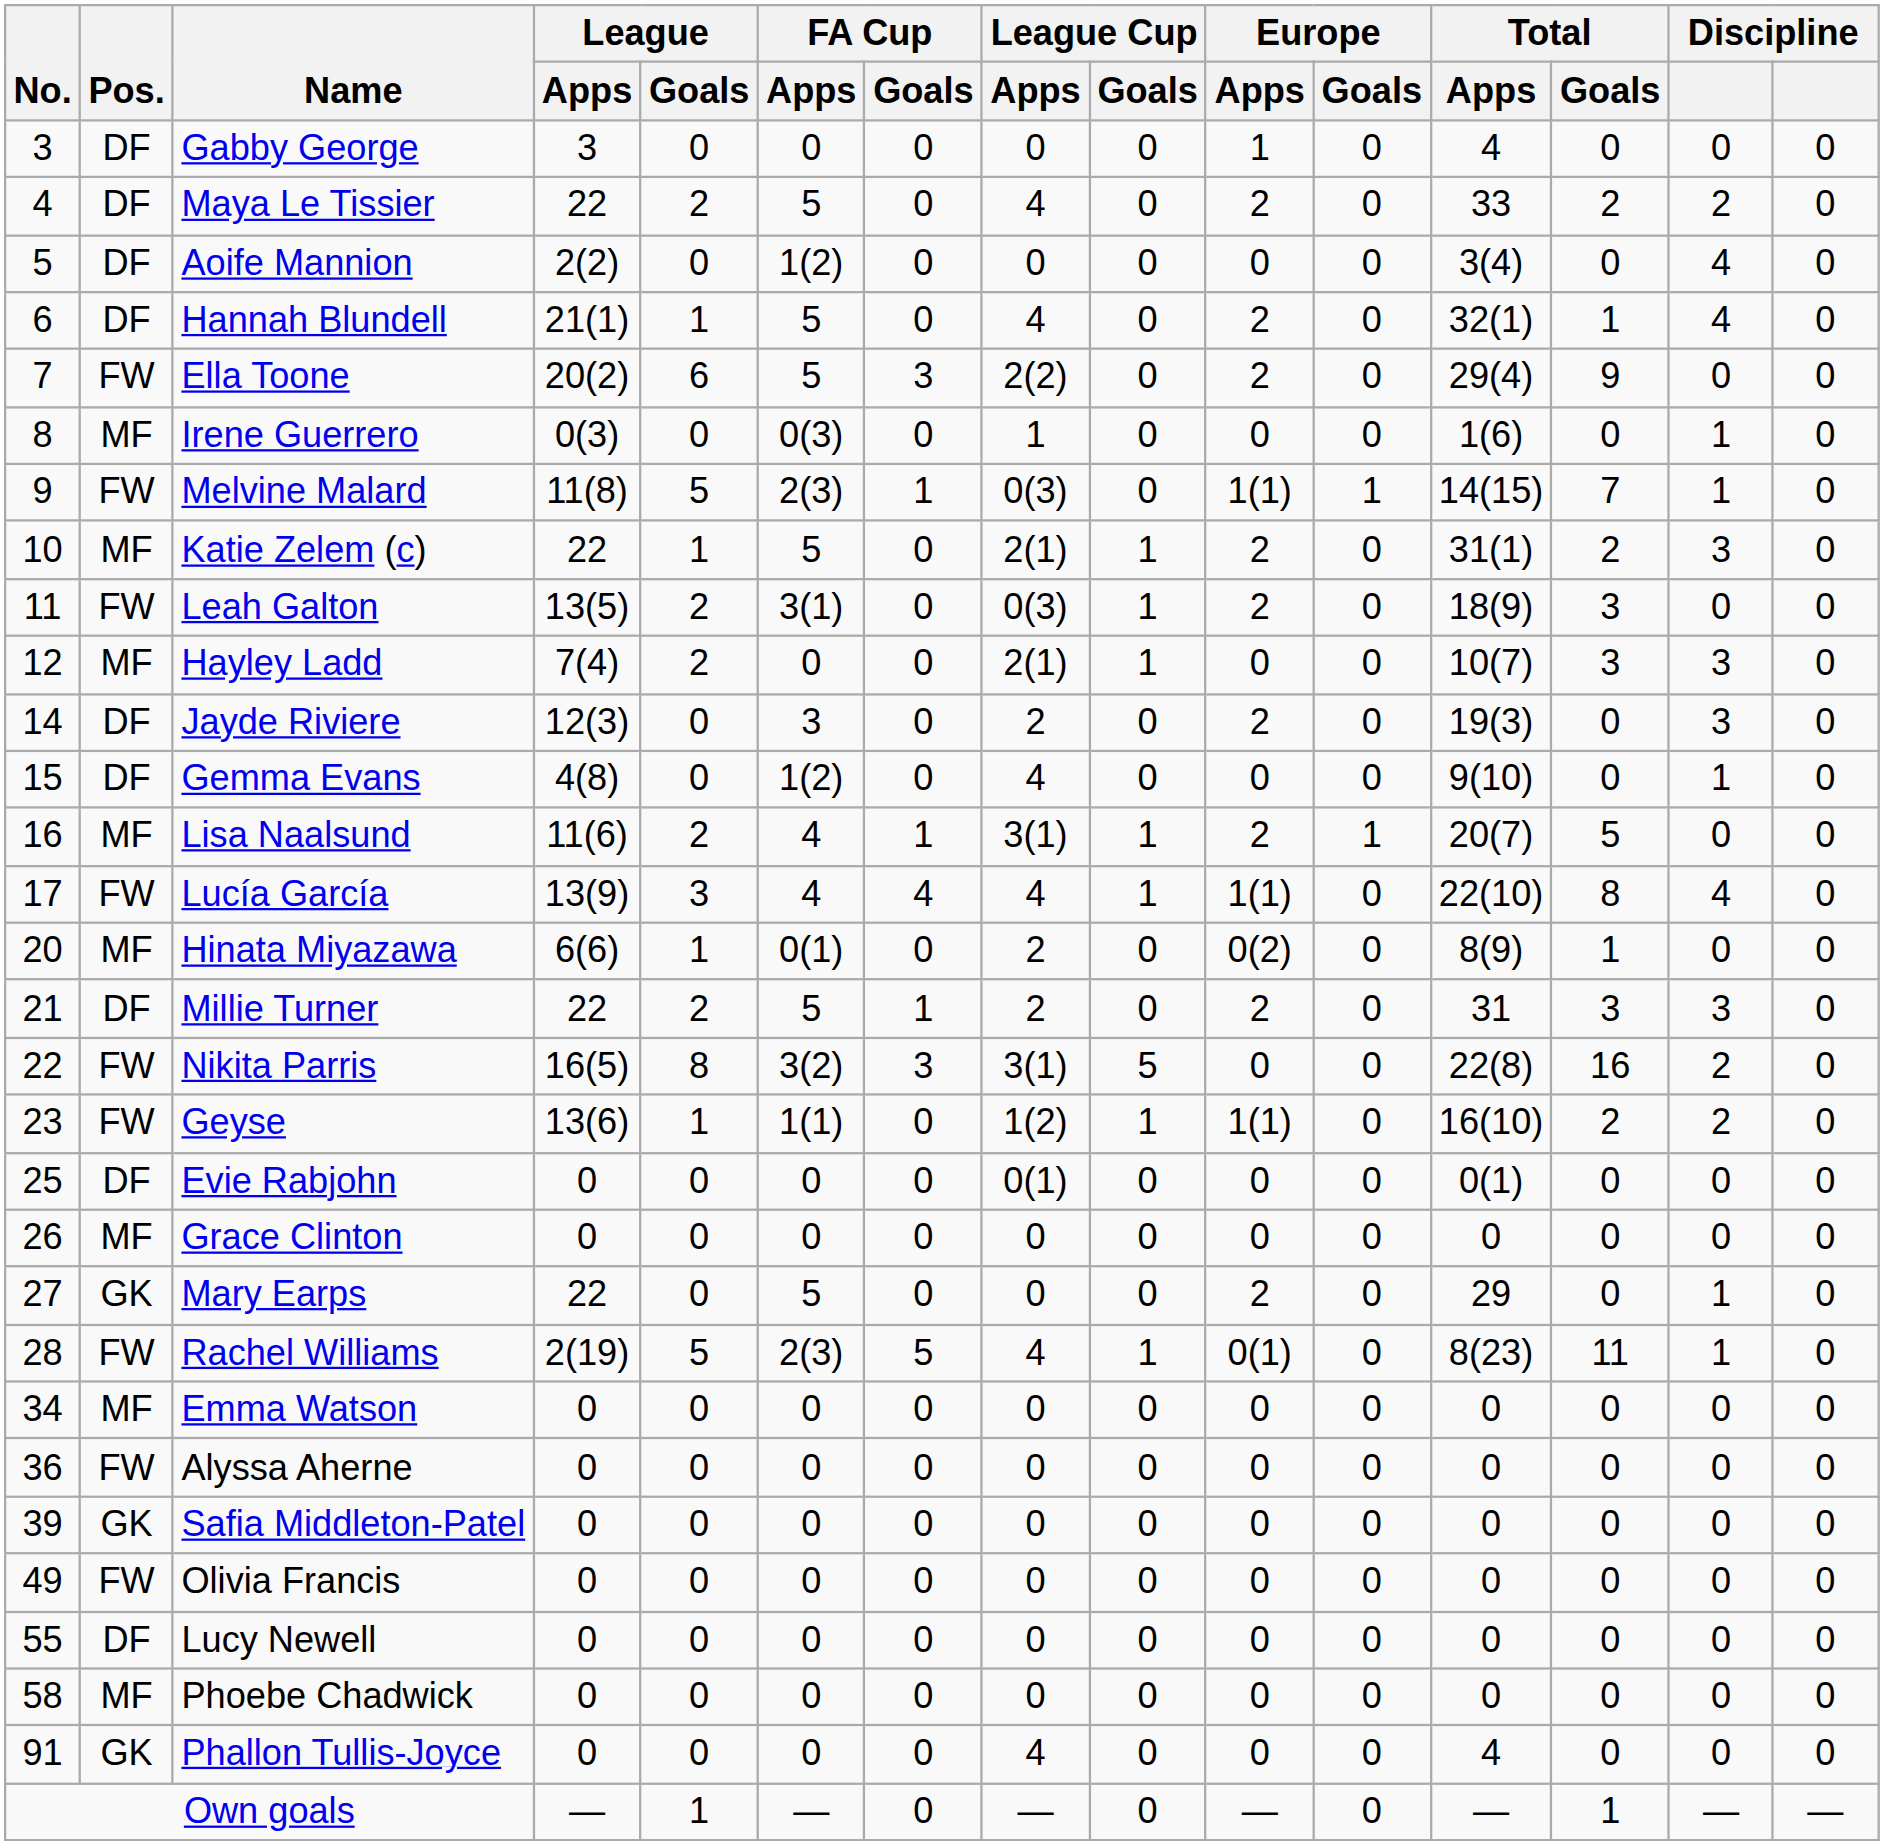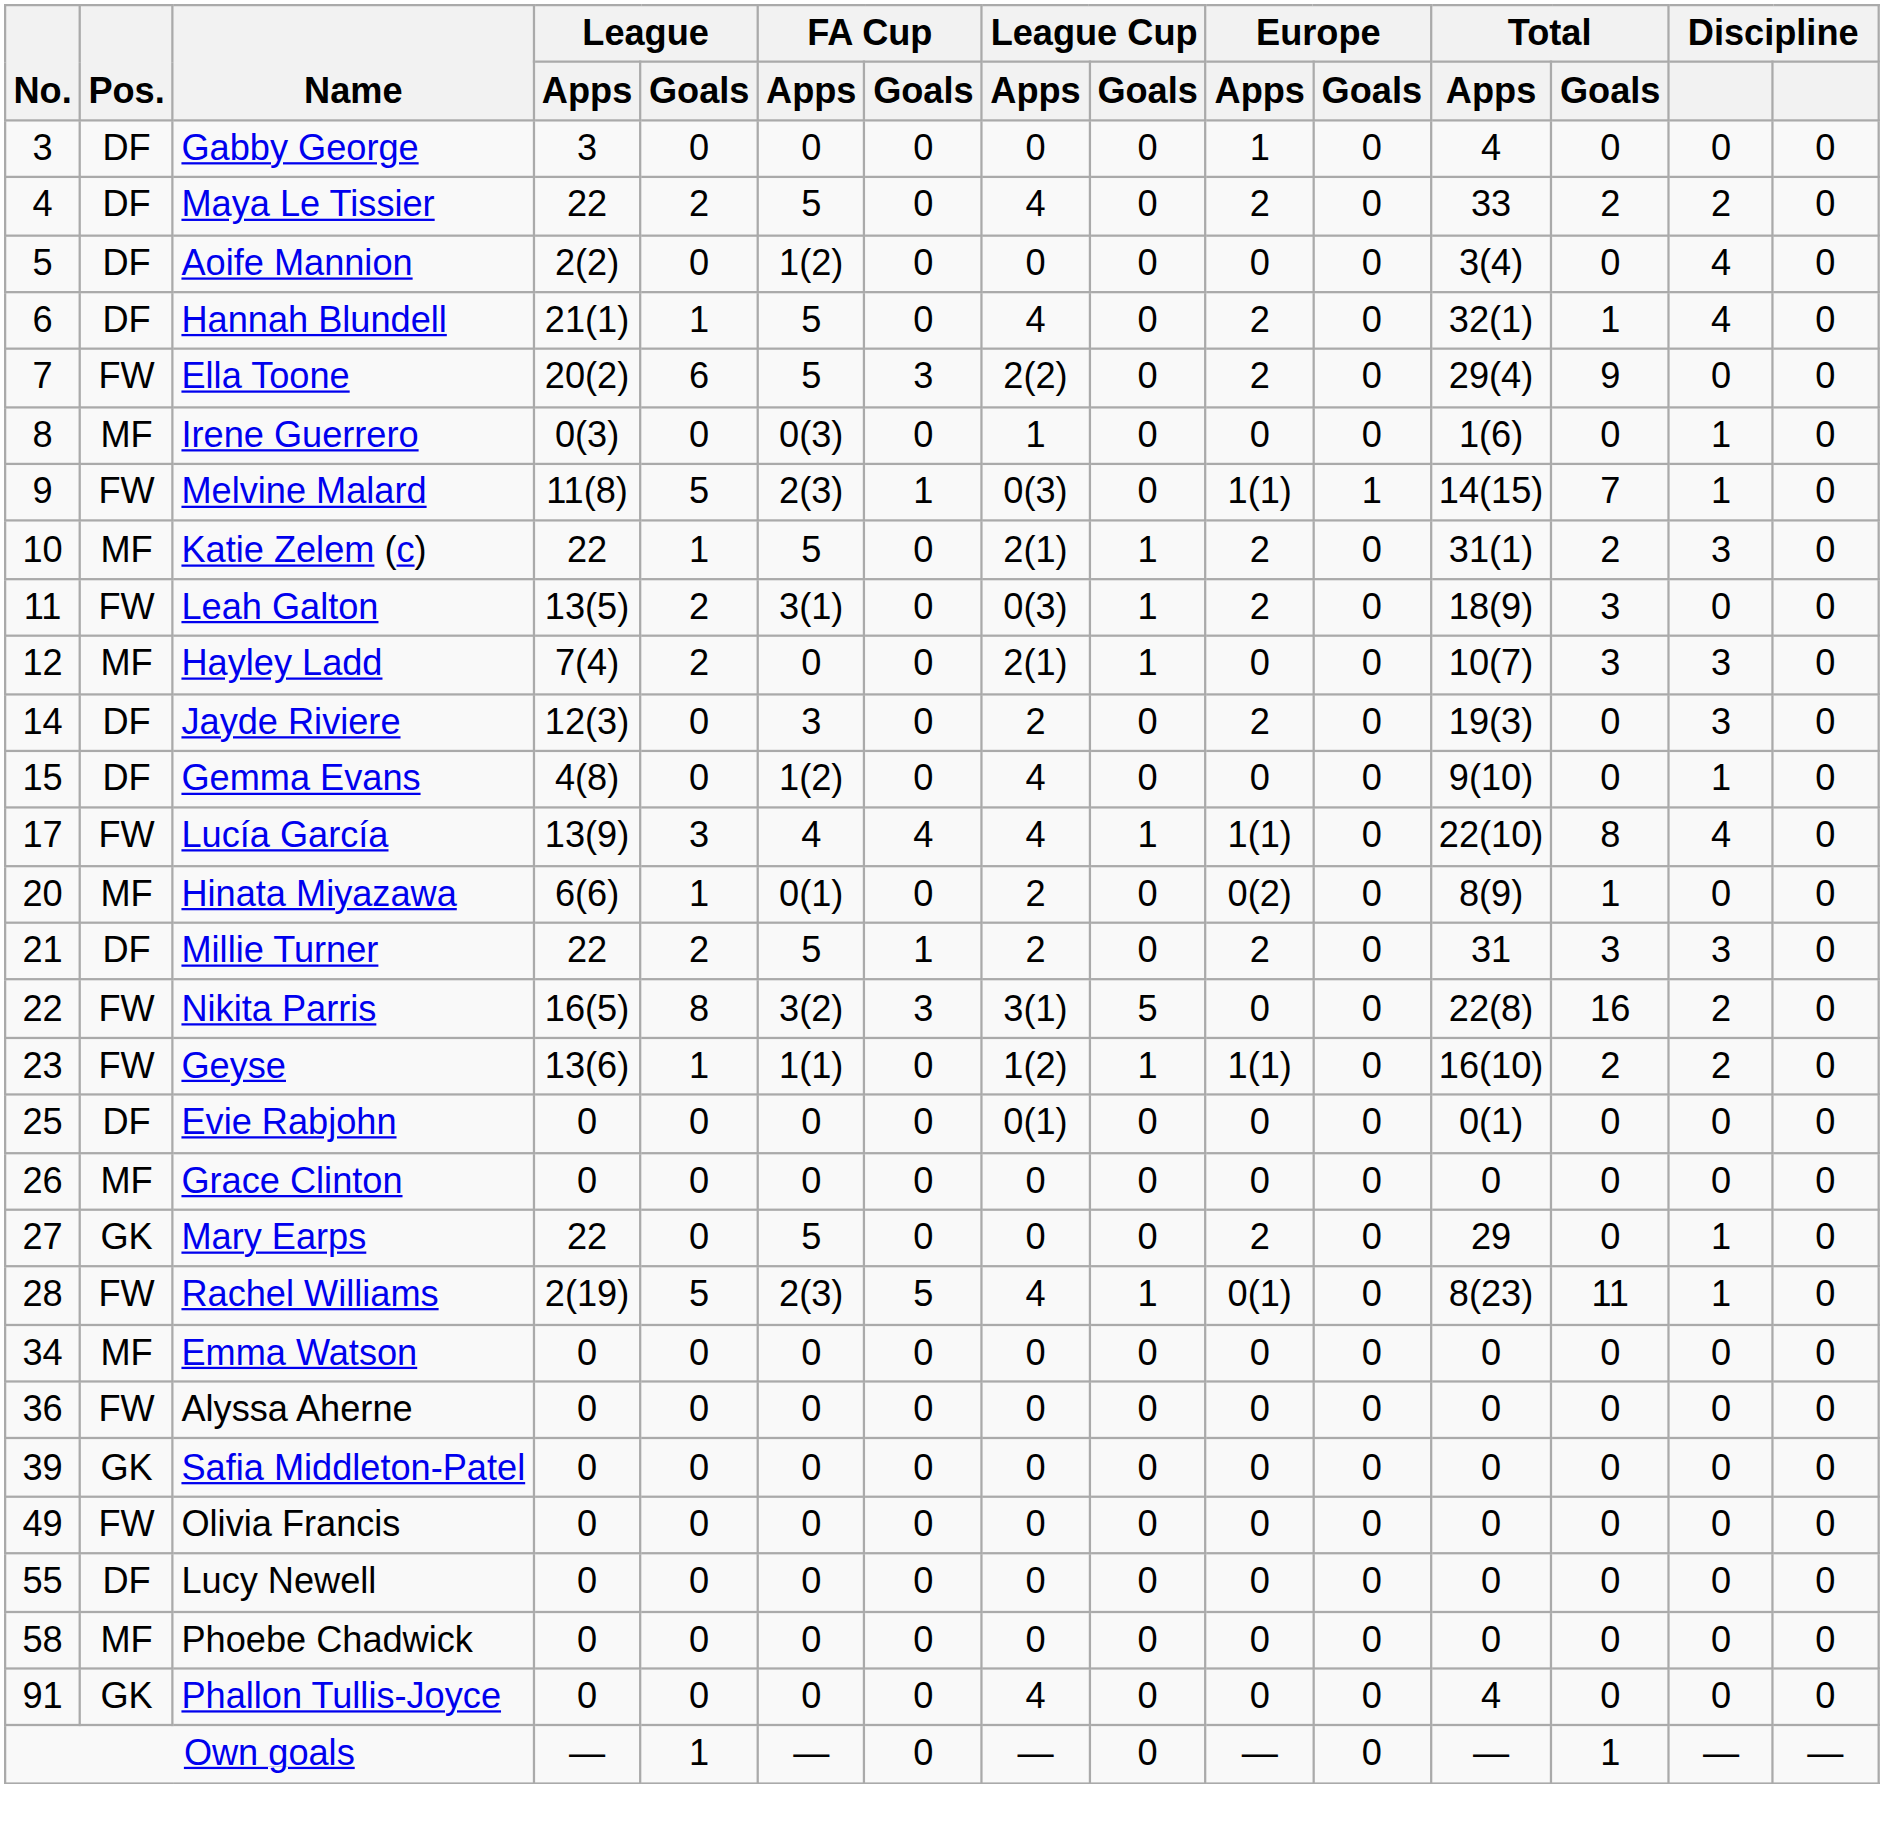- row: (296, 836)
